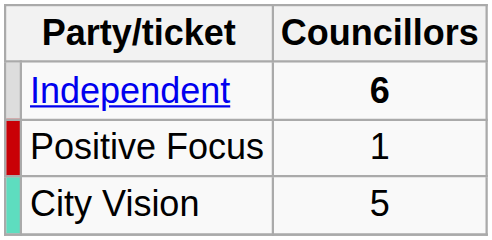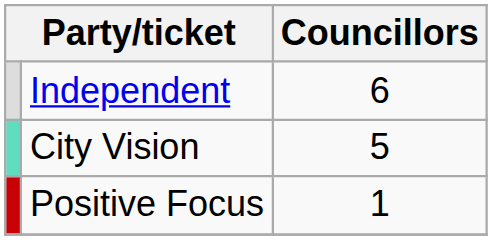(380, 90) bold -> (380, 90) normal
rows swapped: (115, 204) <-> (147, 147)
